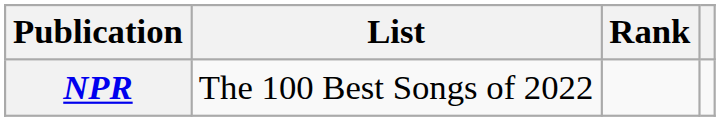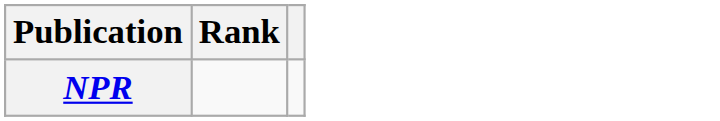- column: (396, 32)
